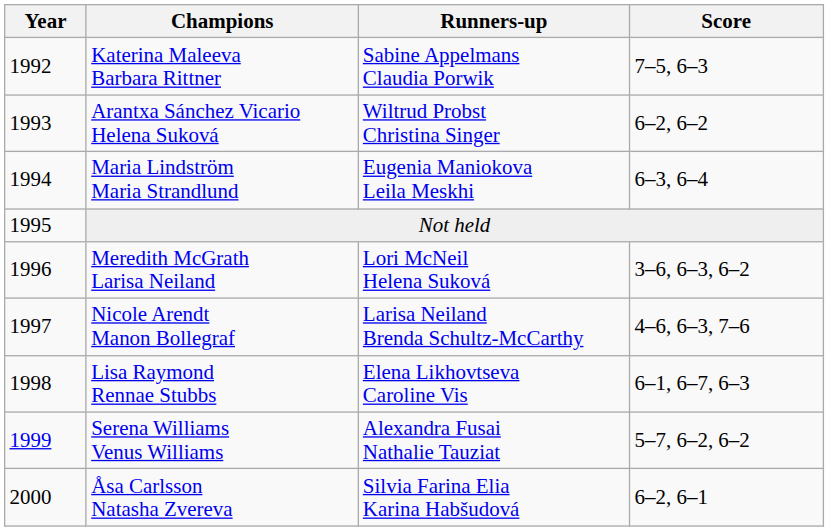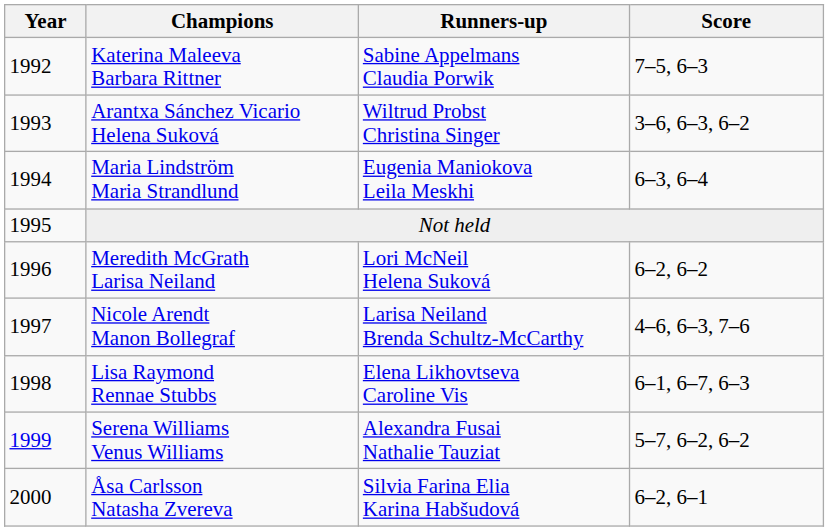(671, 122) 6–2, 6–2 -> (692, 122) 3–6, 6–3, 6–2
(692, 269) 3–6, 6–3, 6–2 -> (671, 269) 6–2, 6–2
